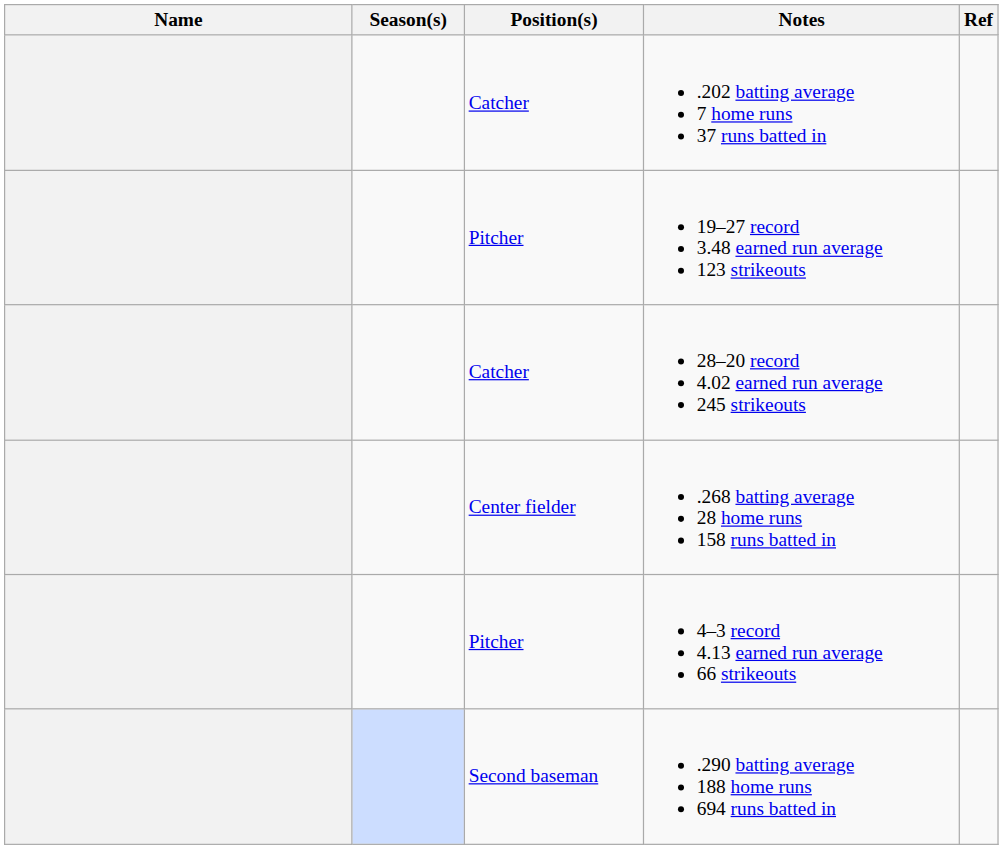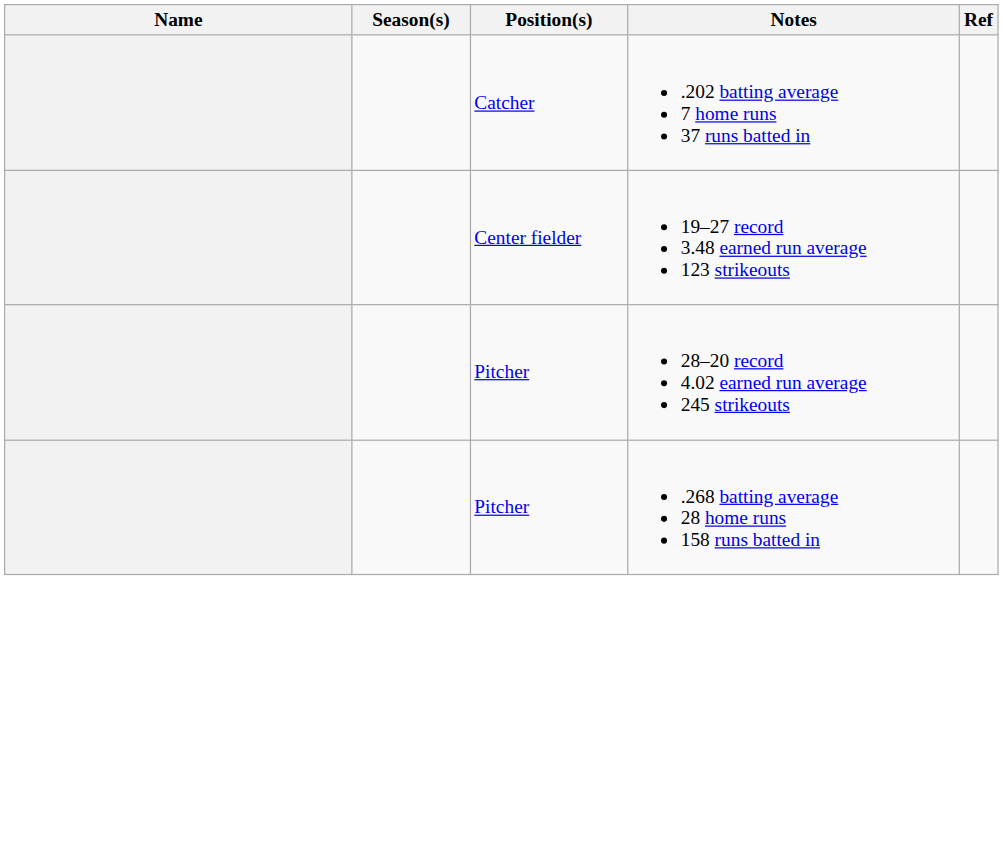(496, 237) Pitcher -> (528, 237) Center fielder
(499, 372) Catcher -> (502, 372) Pitcher
(522, 506) Center fielder -> (502, 506) Pitcher
- row: (802, 653)
- row: (802, 787)
